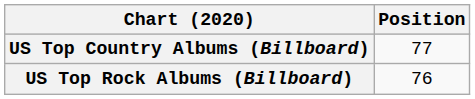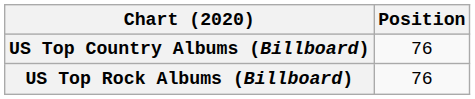(422, 49) 77 -> (422, 49) 76
